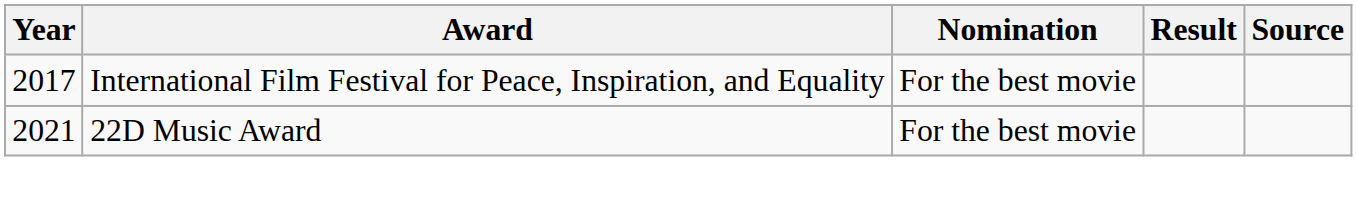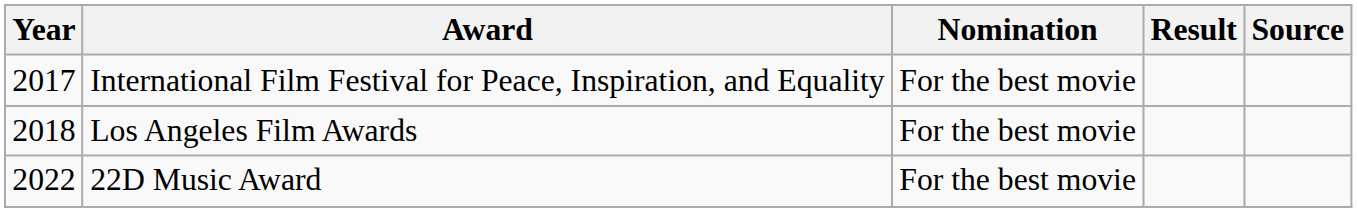+ row: (254, 130)
(44, 130) 2021 -> (44, 180) 2022
